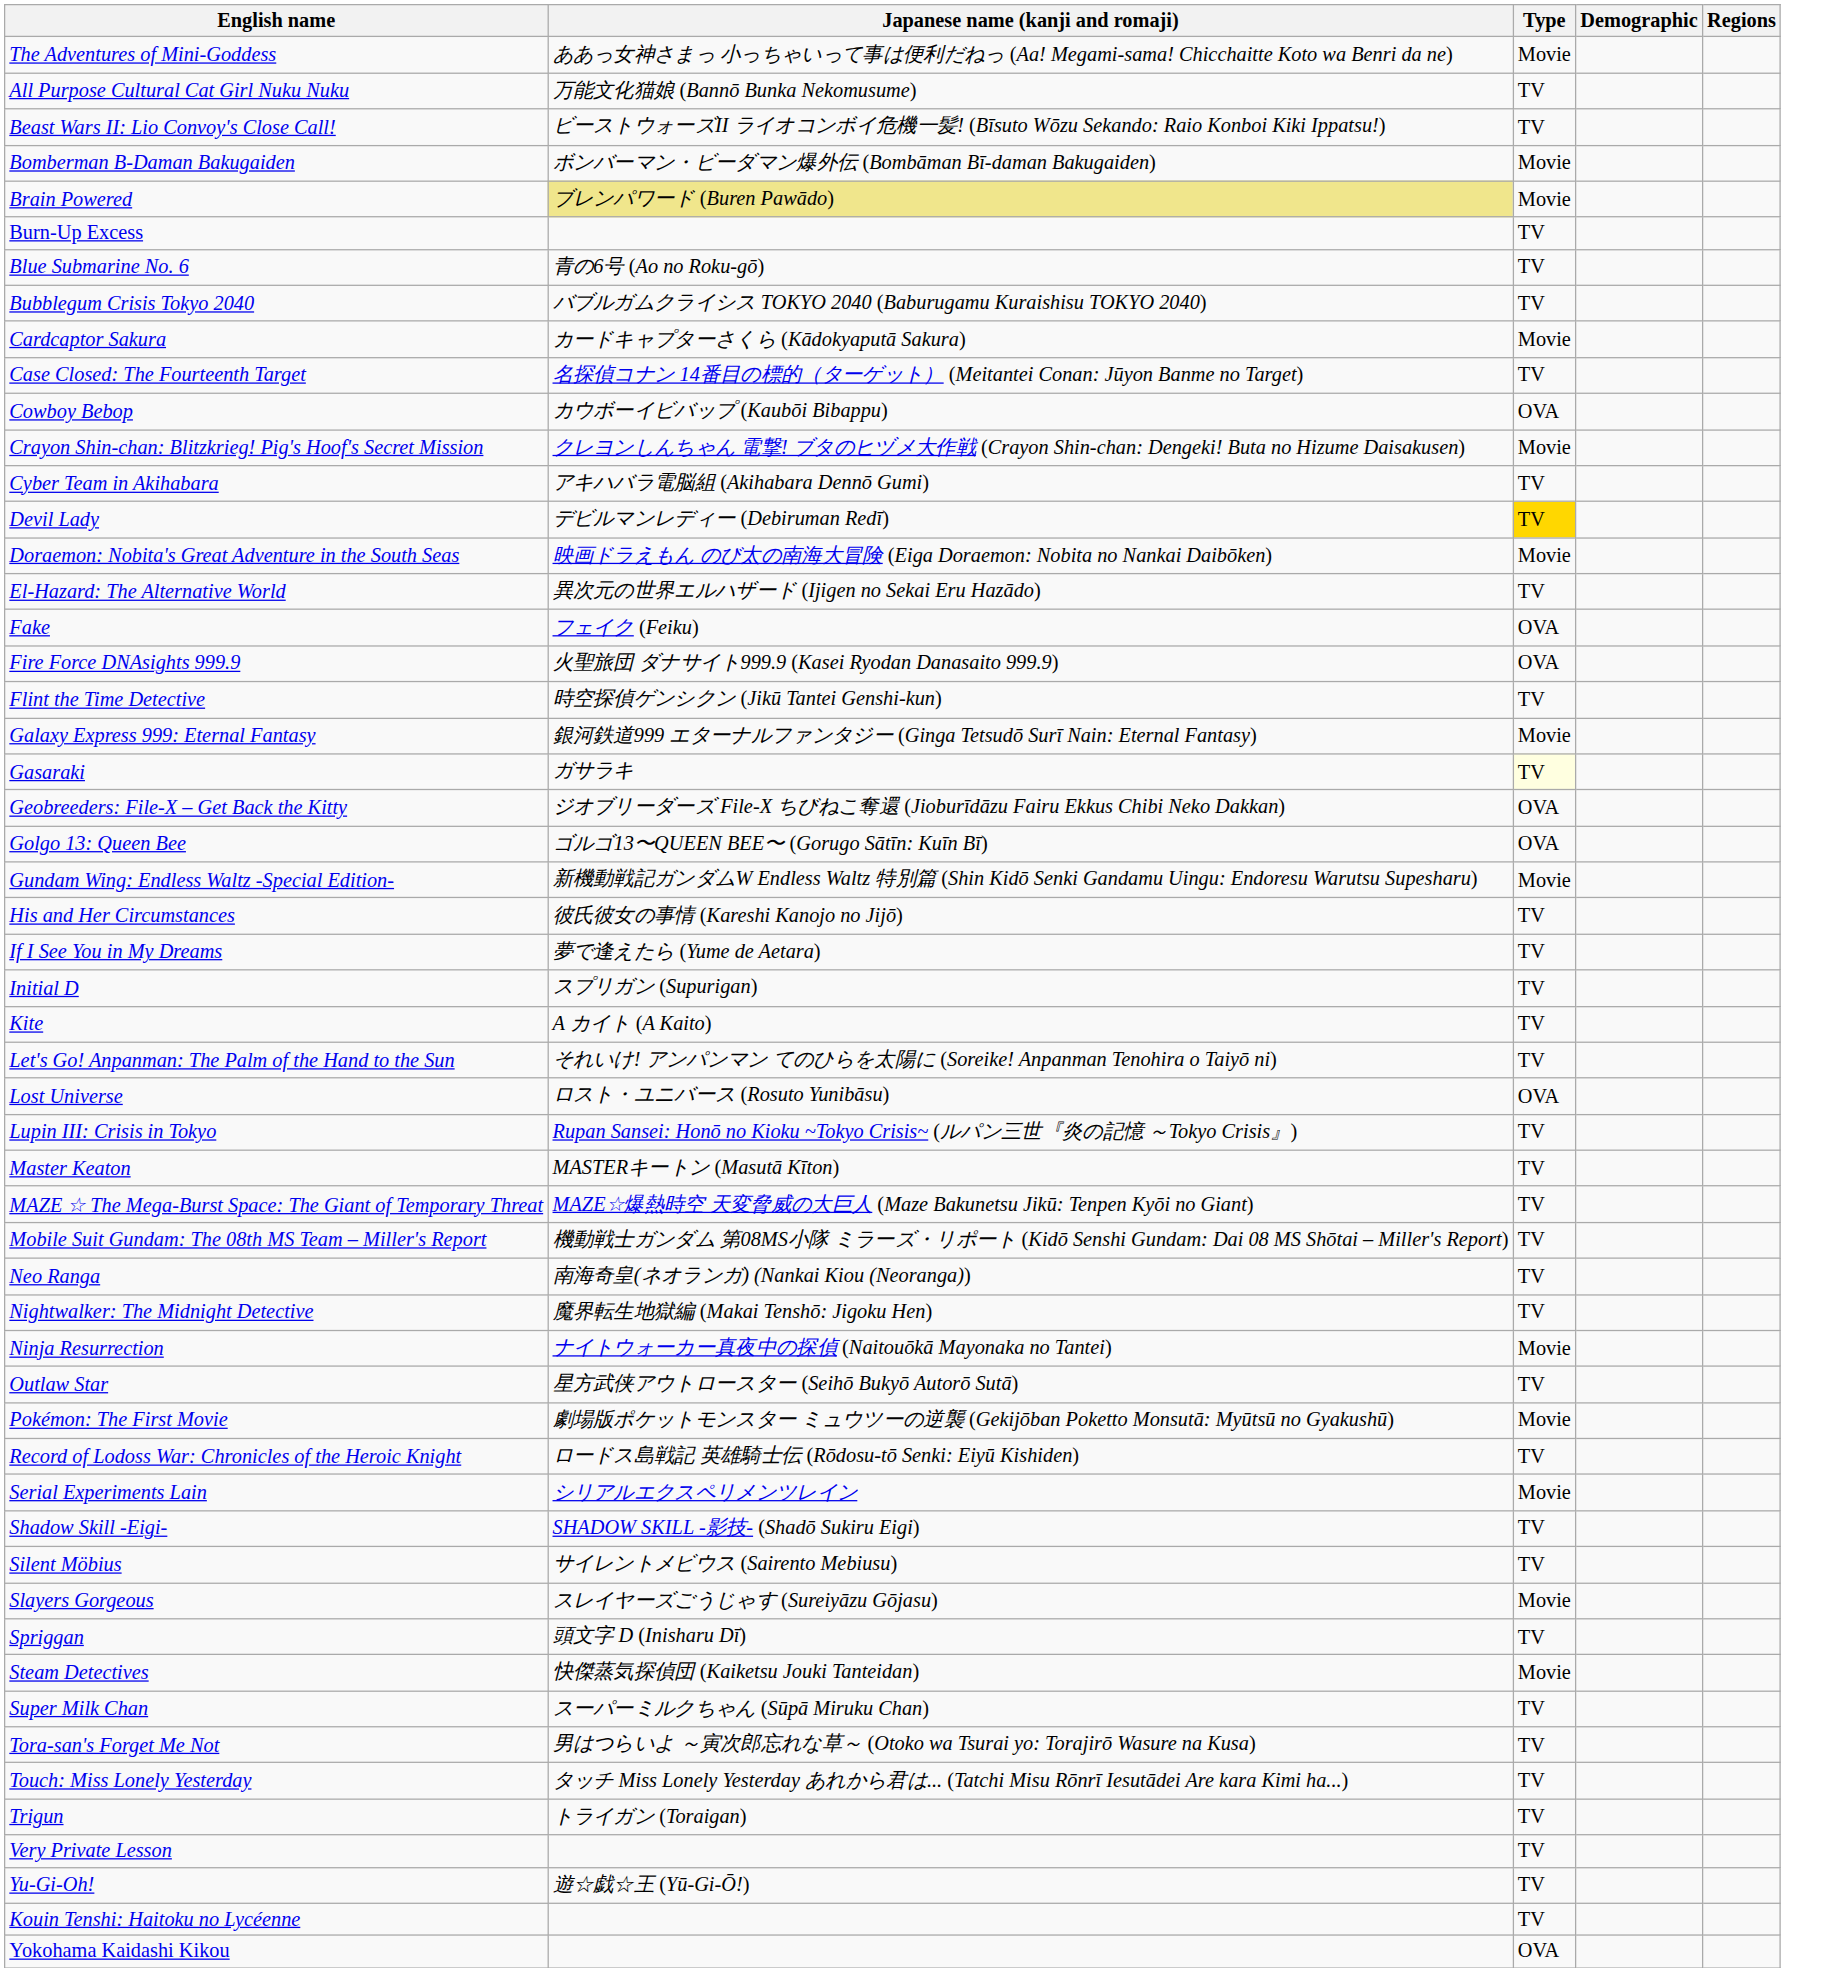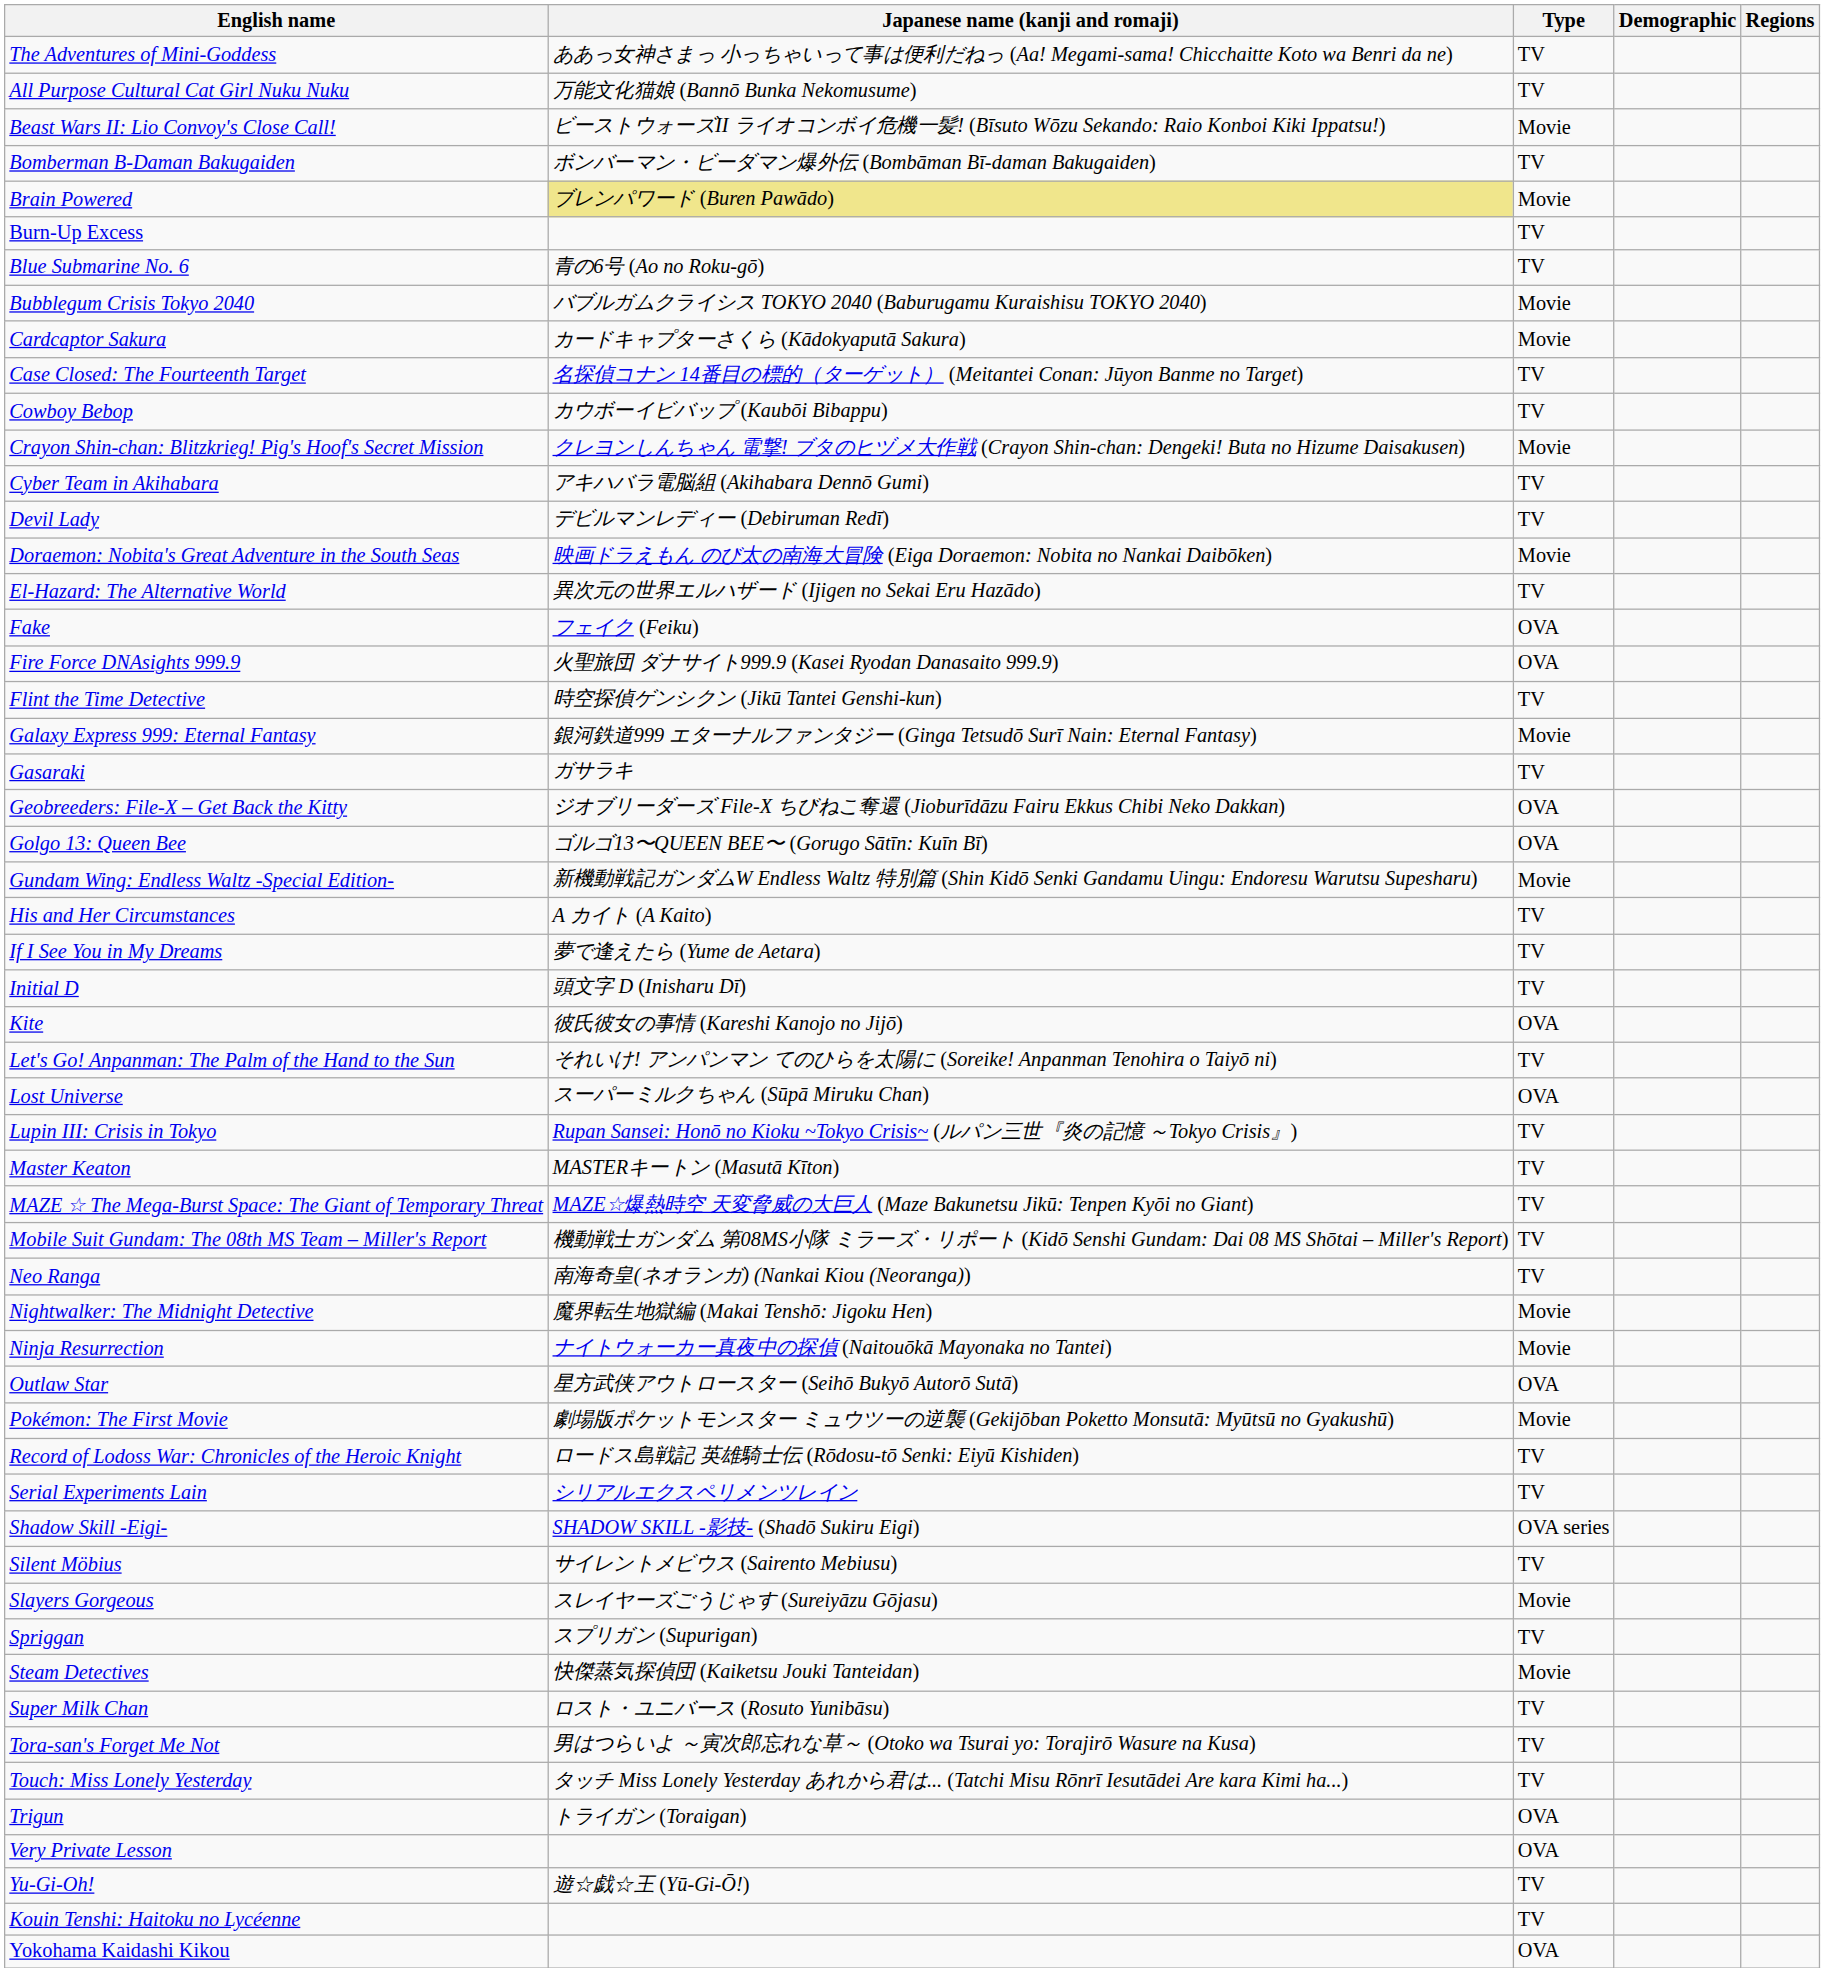(1544, 54) Movie -> (1531, 54) TV
(1531, 126) TV -> (1544, 126) Movie
(1544, 162) Movie -> (1531, 162) TV
(1531, 303) TV -> (1544, 303) Movie
(1539, 411) OVA -> (1531, 411) TV
(1531, 519) gold background -> (1531, 519) no background
(1531, 771) lightyellow background -> (1531, 771) no background
(728, 915) 彼氏彼女の事情 (Kareshi Kanojo no Jijō) -> (632, 915) A カイト (A Kaito)
(655, 987) スプリガン (Supurigan) -> (649, 987) 頭文字 D (Inisharu Dī)
(632, 1023) A カイト (A Kaito) -> (728, 1023) 彼氏彼女の事情 (Kareshi Kanojo no Jijō)
(1531, 1023) TV -> (1539, 1023) OVA
(721, 1095) ロスト・ユニバース (Rosuto Yunibāsu) -> (741, 1095) スーパーミルクちゃん (Sūpā Miruku Chan)
(1531, 1312) TV -> (1544, 1312) Movie
(1531, 1384) TV -> (1539, 1384) OVA
(1544, 1492) Movie -> (1531, 1492) TV
(1531, 1528) TV -> (1564, 1528) OVA series
(649, 1635) 頭文字 D (Inisharu Dī) -> (655, 1635) スプリガン (Supurigan)
(741, 1707) スーパーミルクちゃん (Sūpā Miruku Chan) -> (721, 1707) ロスト・ユニバース (Rosuto Yunibāsu)
(1531, 1816) TV -> (1539, 1816) OVA
(1531, 1850) TV -> (1539, 1850) OVA
